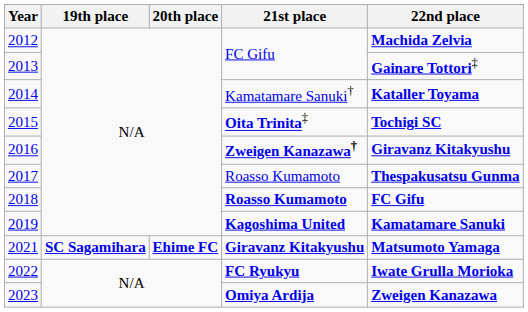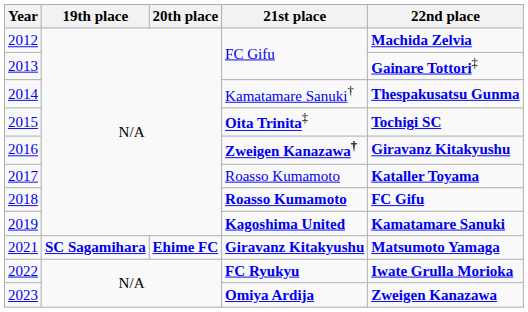(425, 94) Kataller Toyama -> (445, 94) Thespakusatsu Gunma
(445, 175) Thespakusatsu Gunma -> (425, 175) Kataller Toyama
